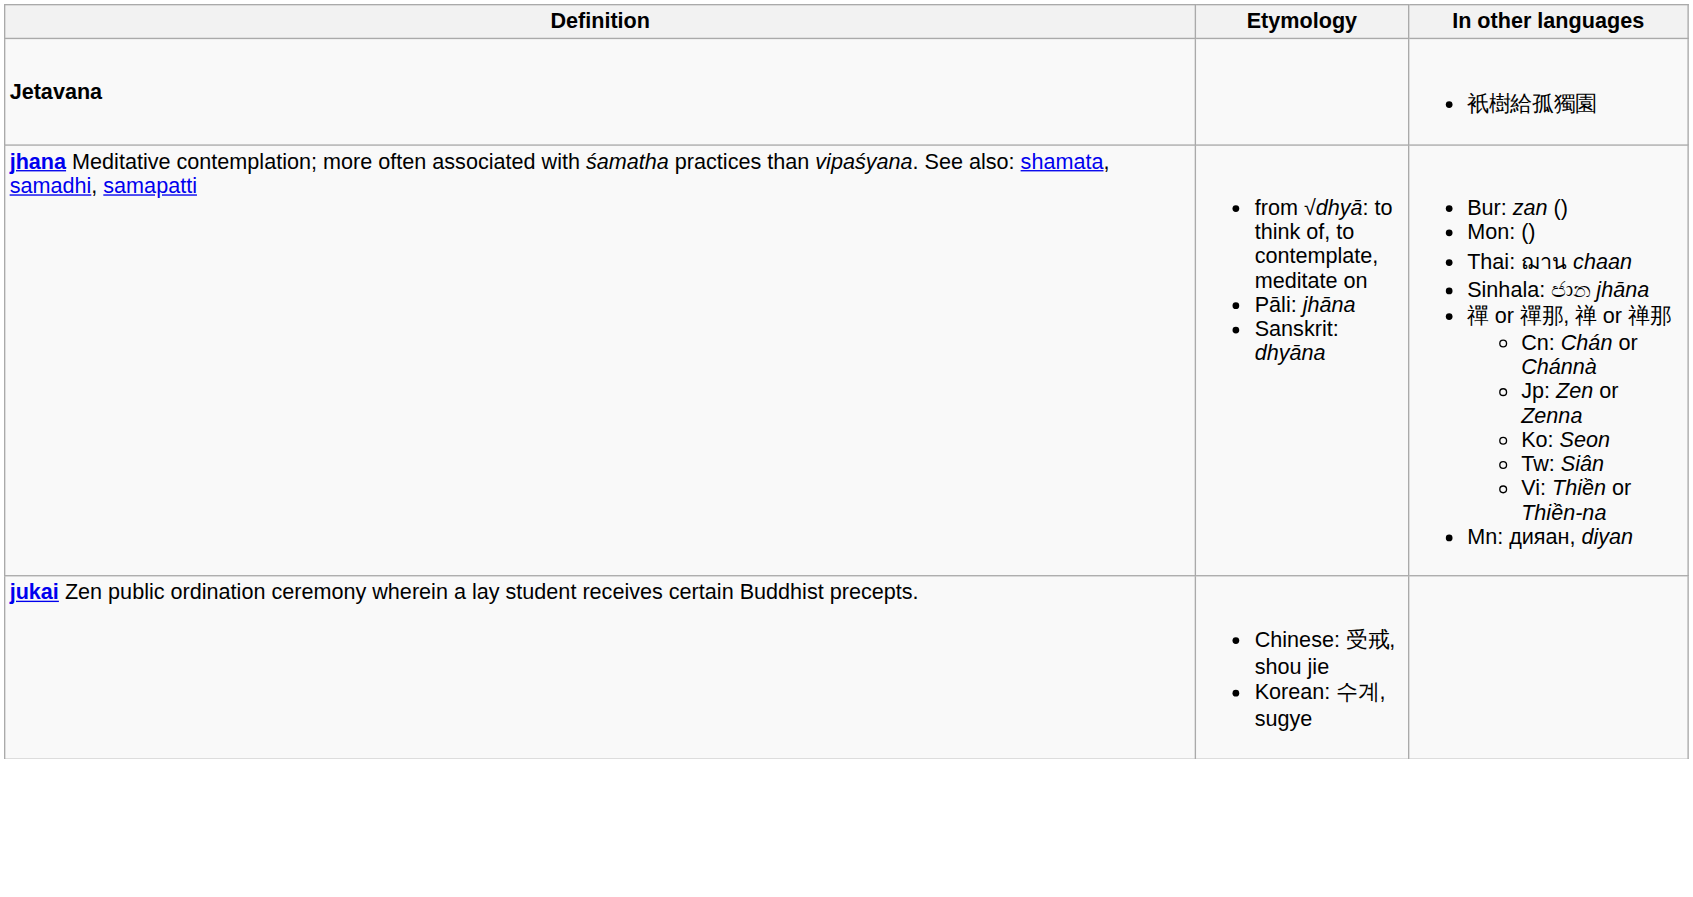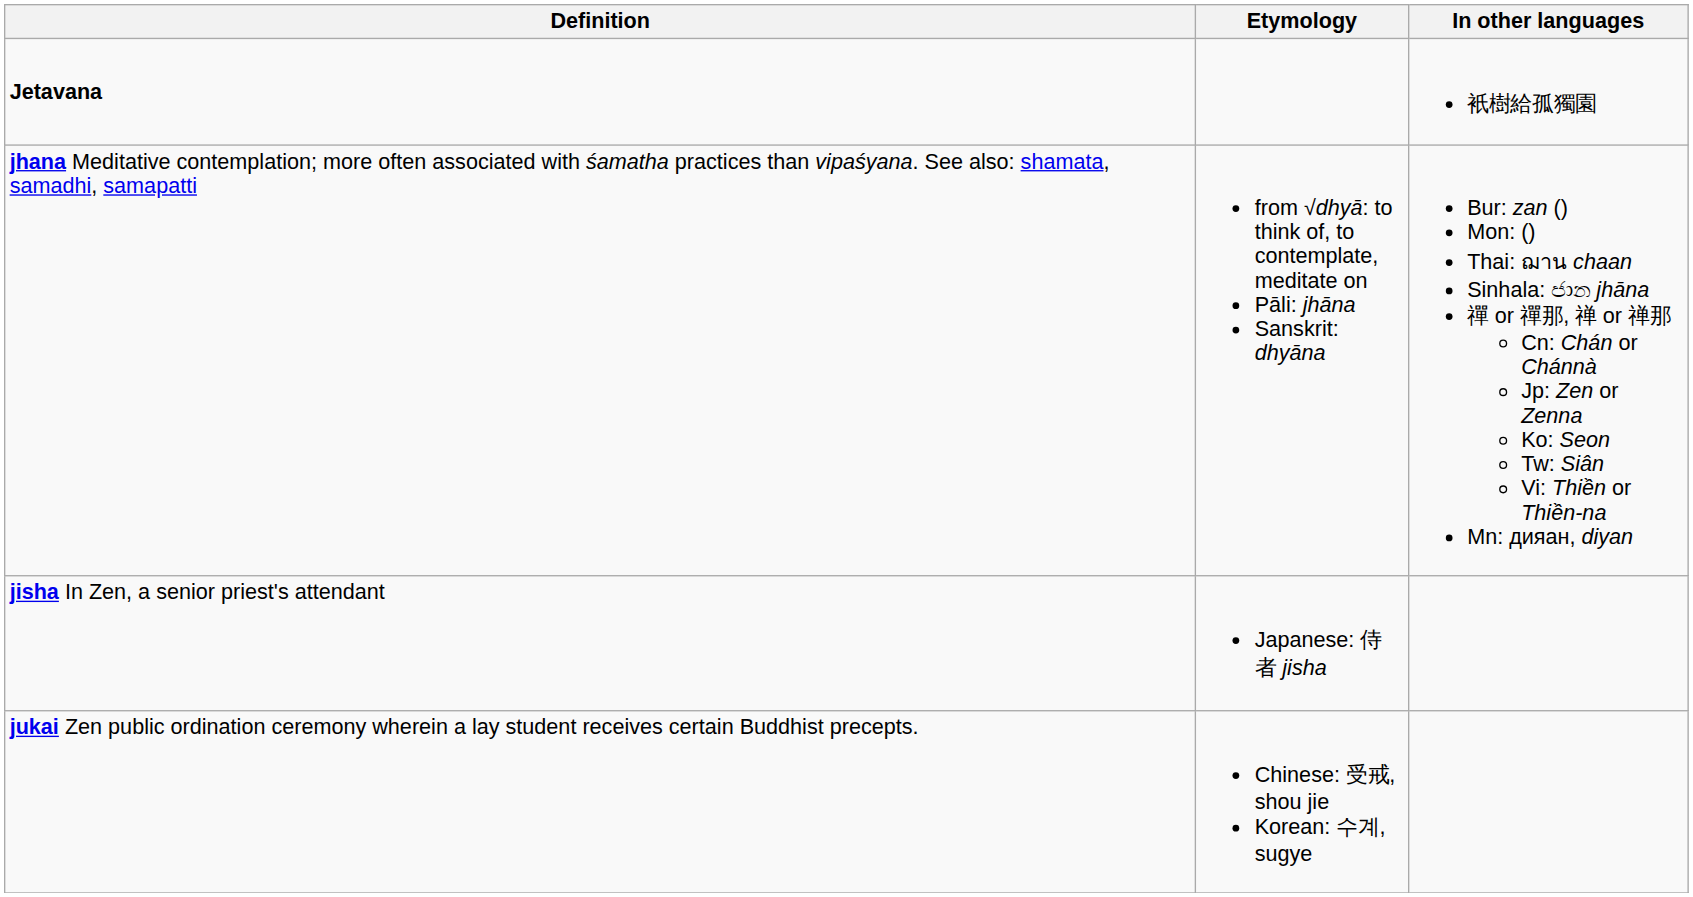+ row: (197, 592)
